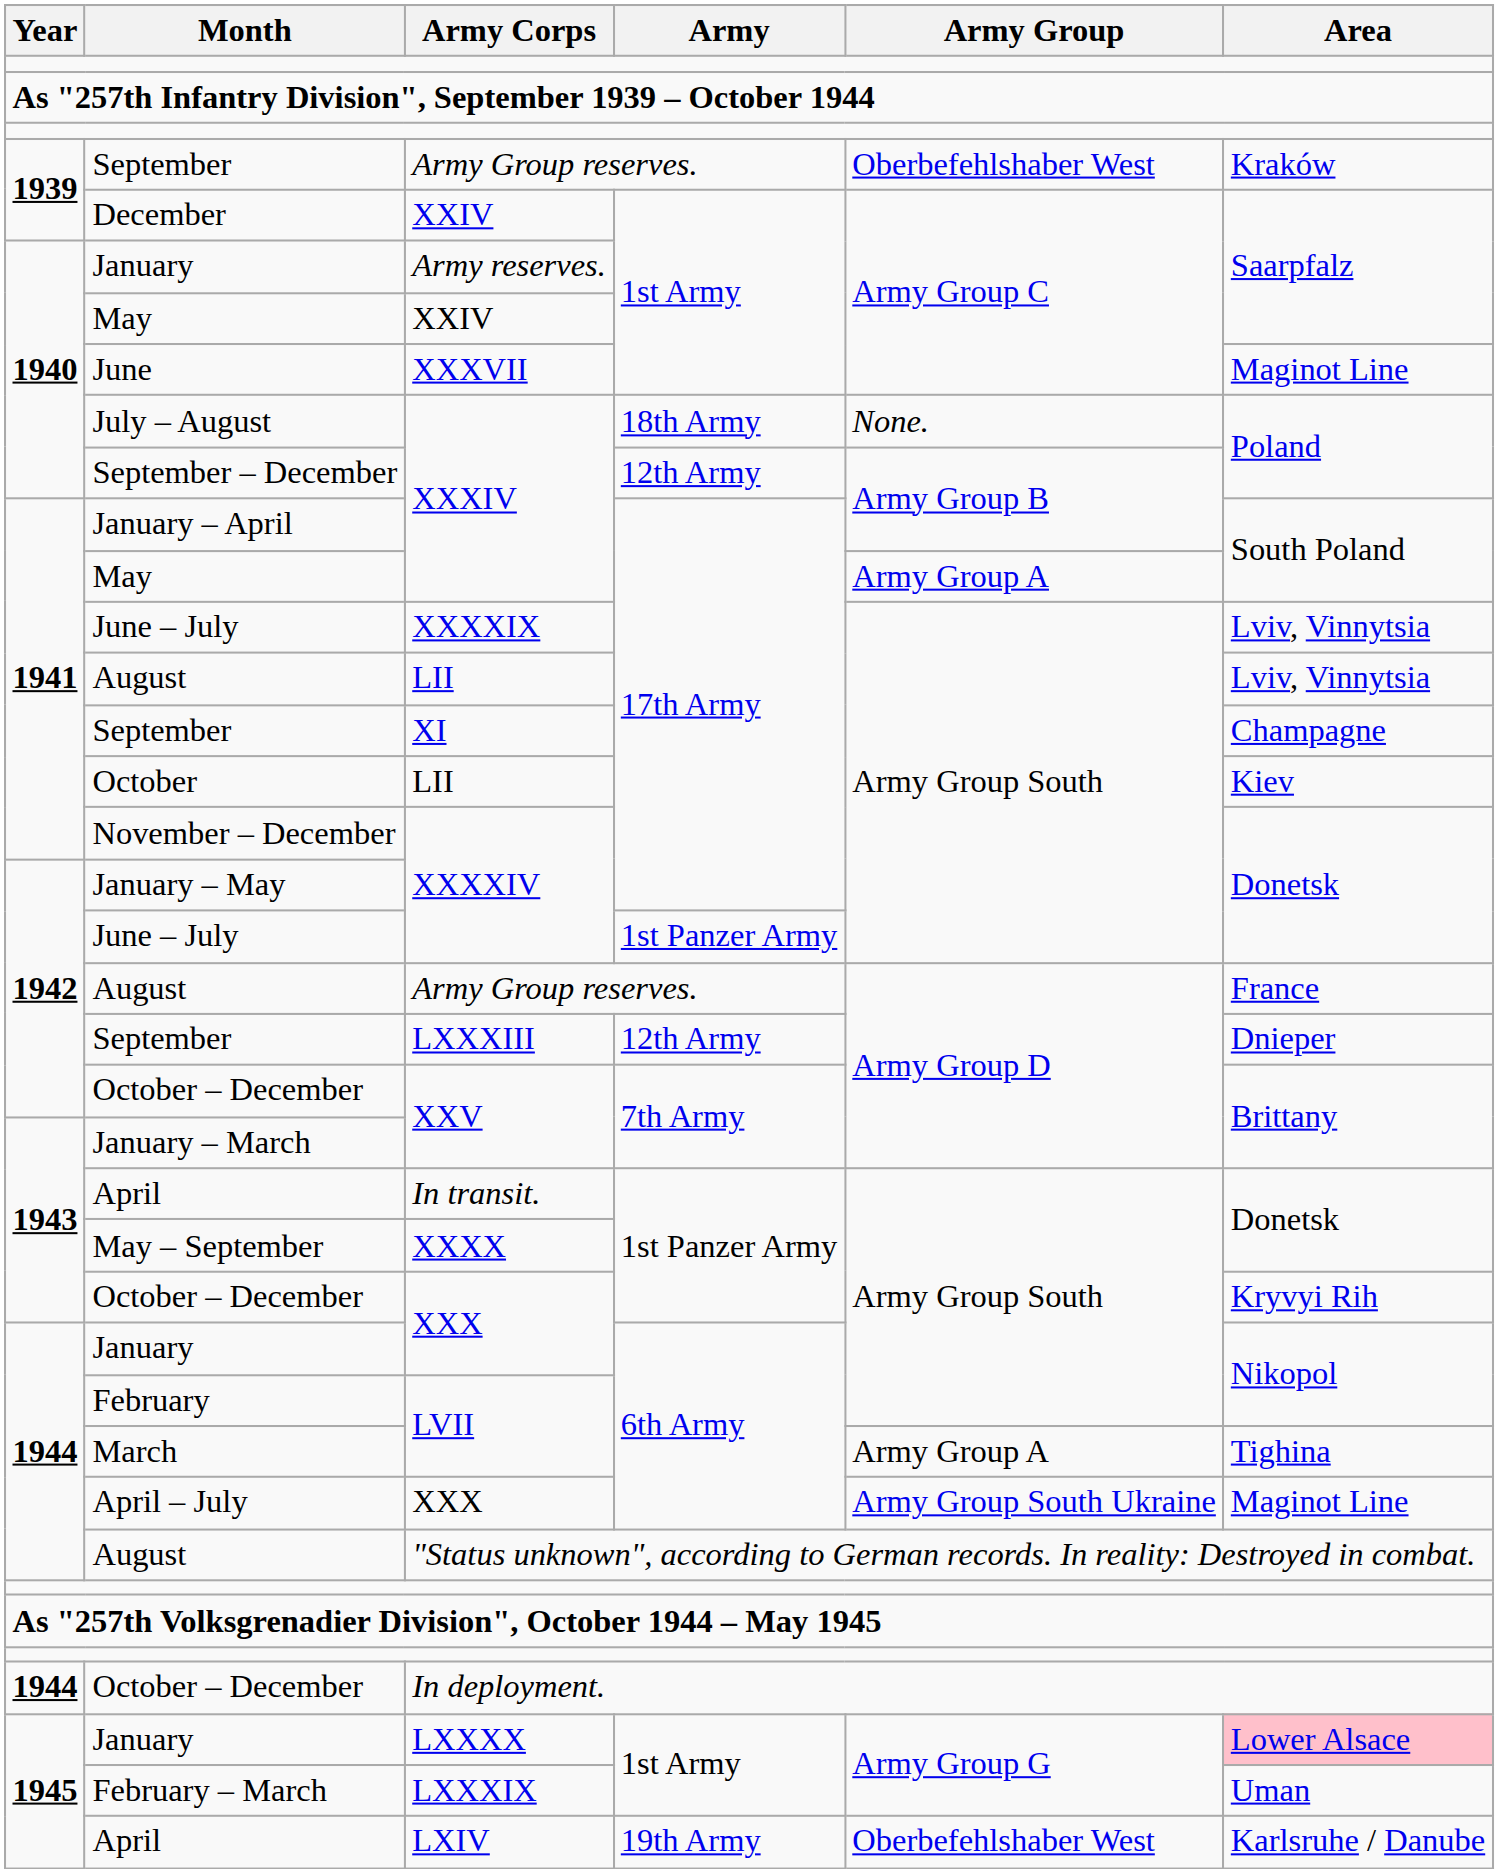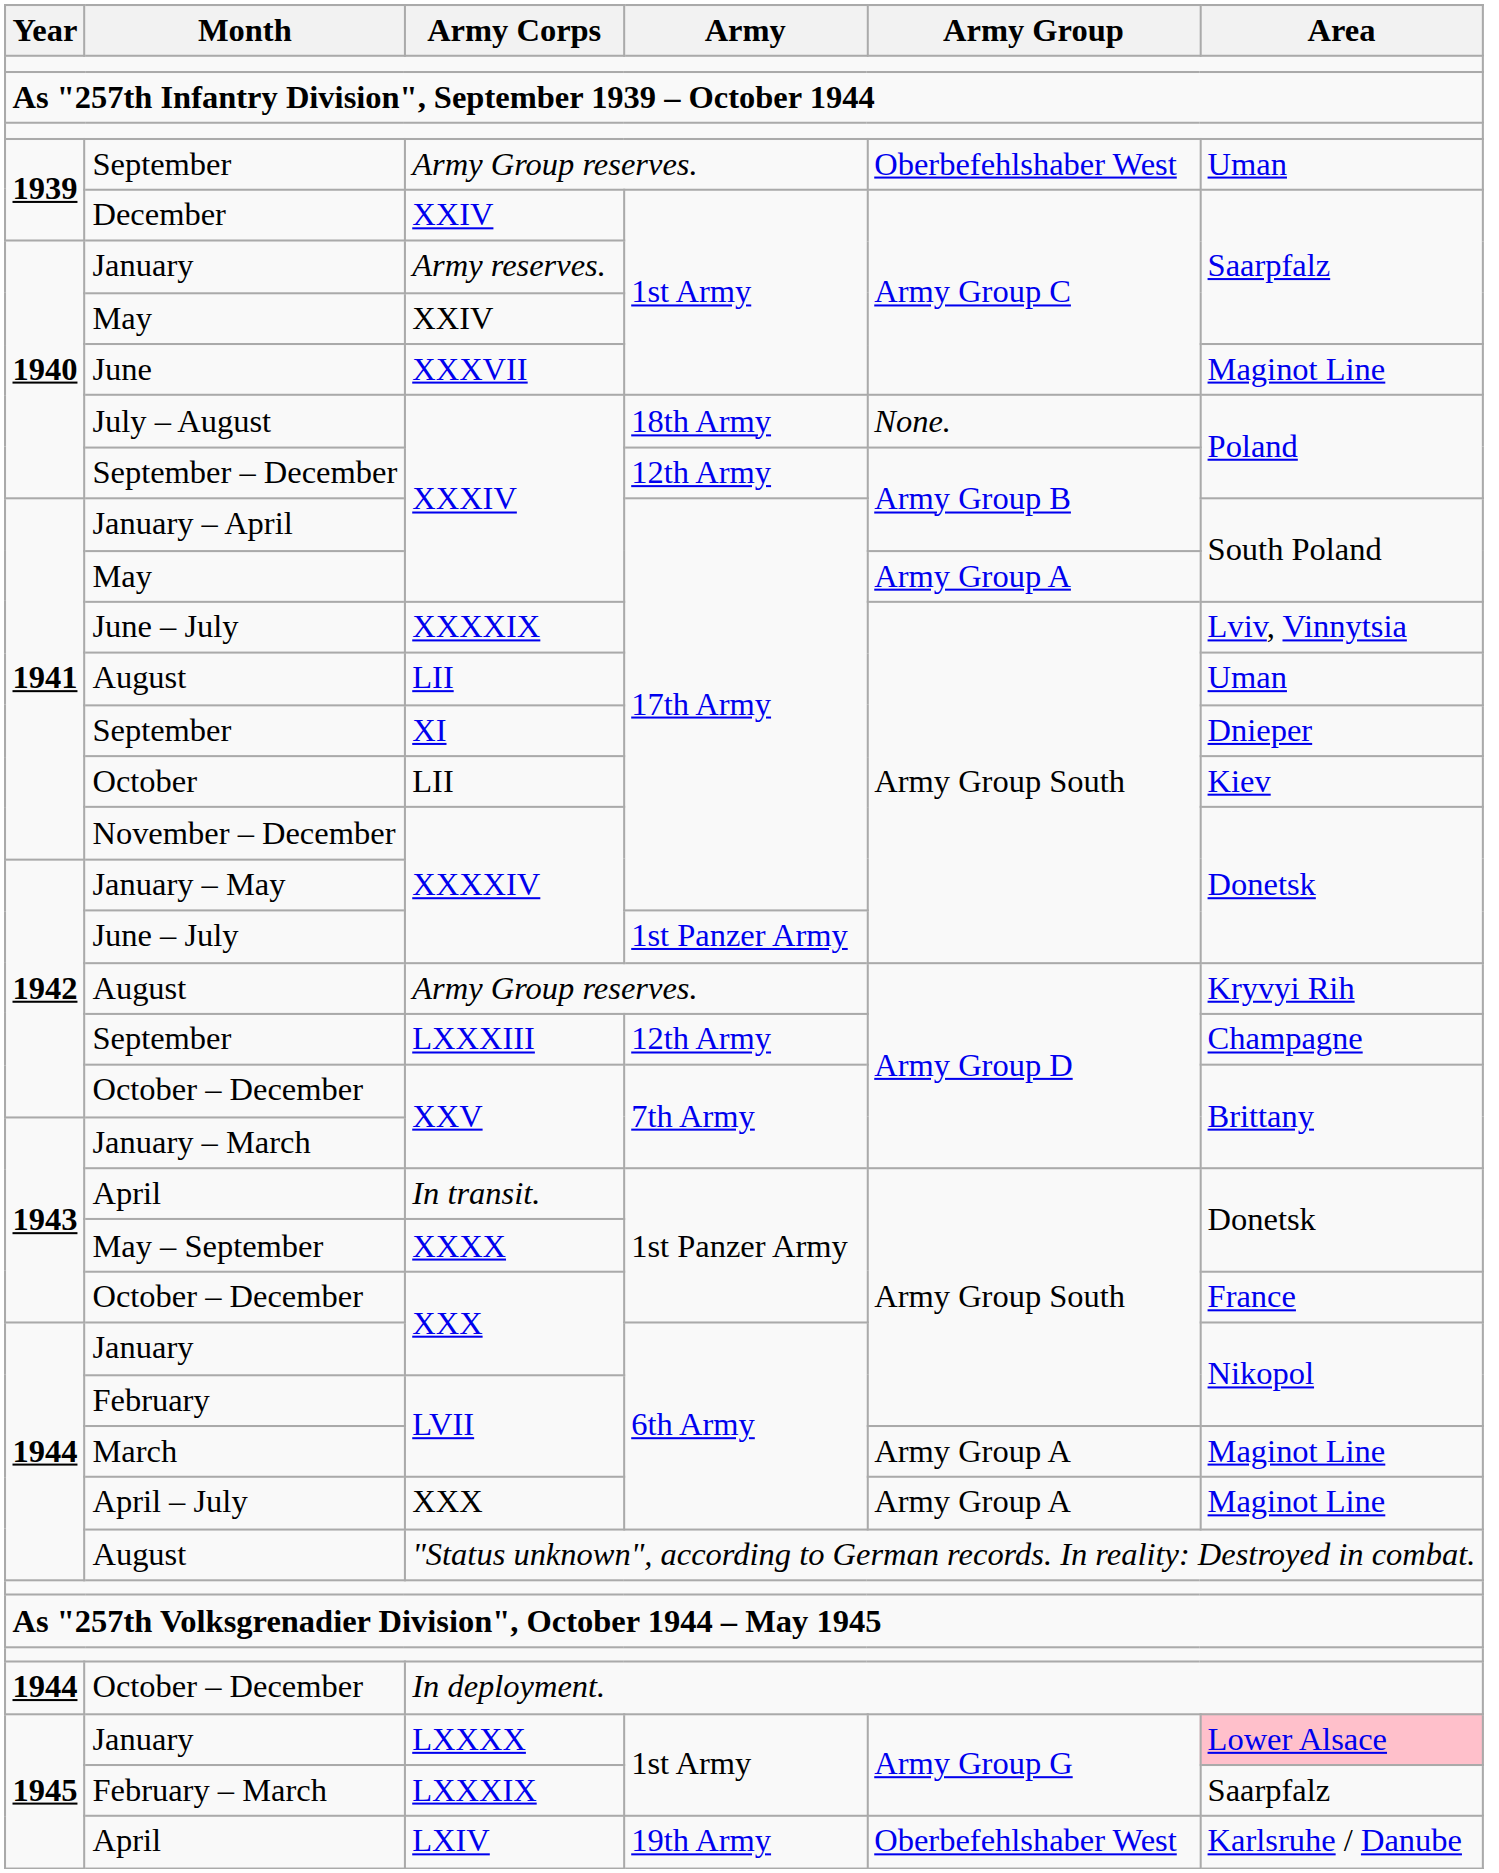(1283, 163) Kraków -> (1247, 163) Uman
(1330, 678) Lviv, Vinnytsia -> (1247, 678) Uman
(1308, 729) Champagne -> (1260, 729) Dnieper
(1275, 987) France -> (1281, 987) Kryvyi Rih
(1283, 1038) Dnieper -> (1285, 1038) Champagne
(1304, 1296) Kryvyi Rih -> (1252, 1296) France
(1281, 1451) Tighina -> (1296, 1451) Maginot Line
(1034, 1502) Army Group South Ukraine -> (973, 1502) Army Group A
(1271, 1790) Uman -> (1269, 1790) Saarpfalz
